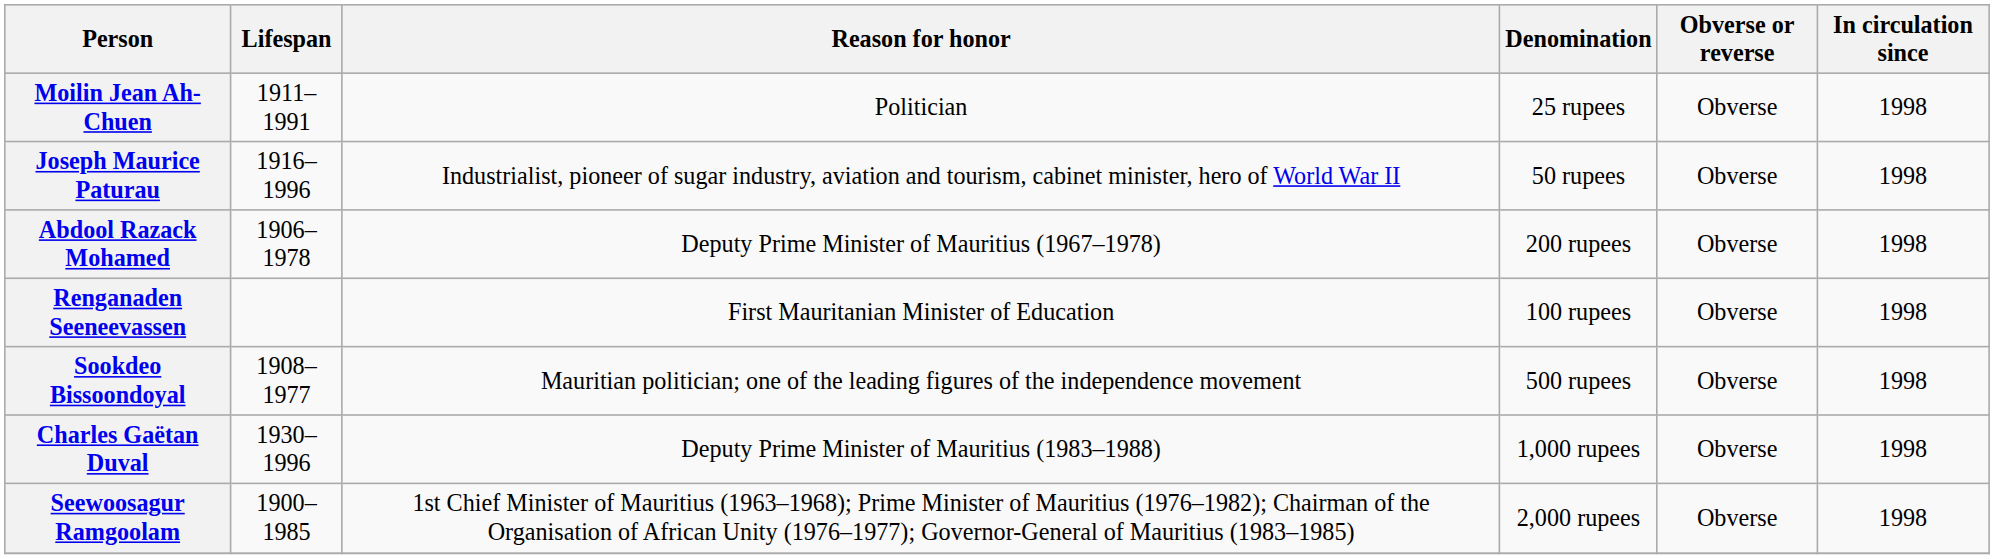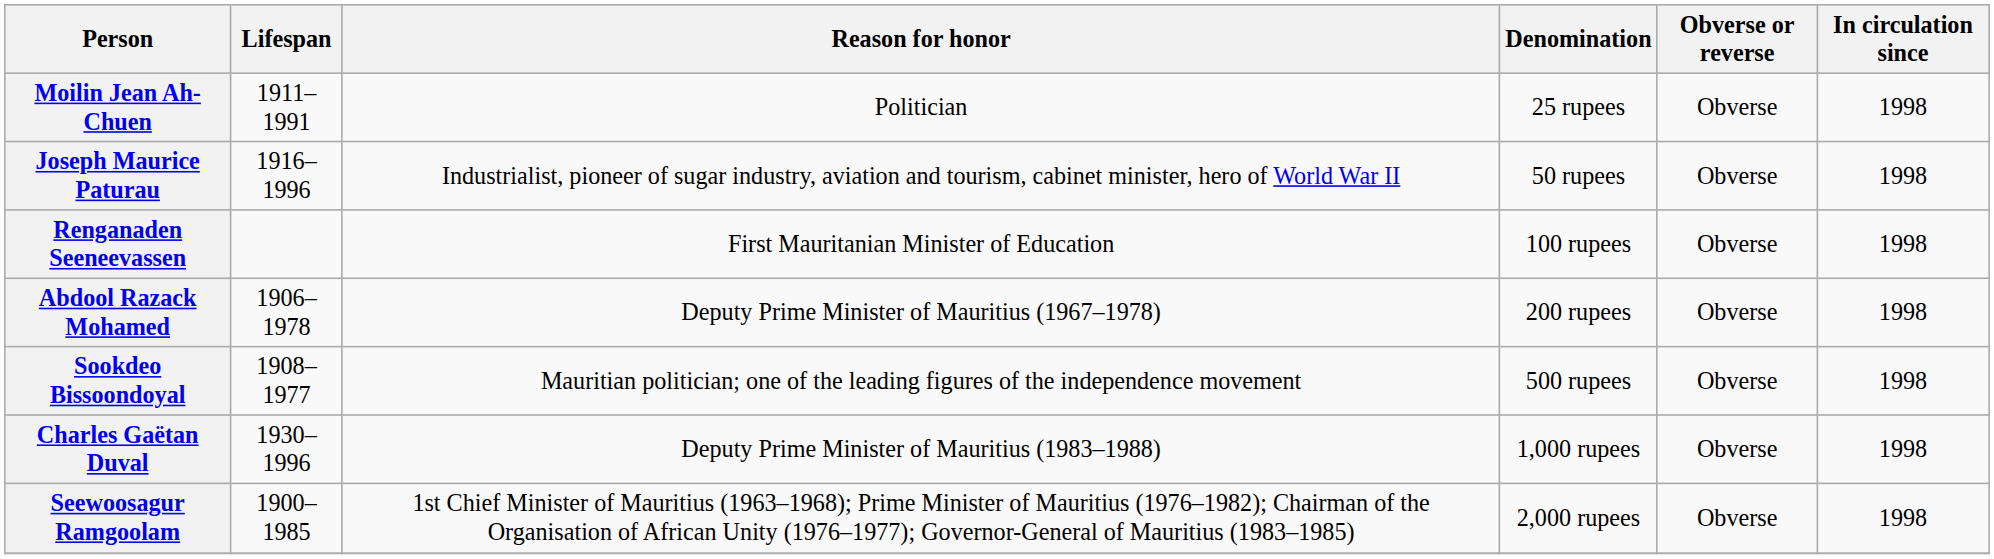rows swapped: (118, 312) <-> (118, 244)
